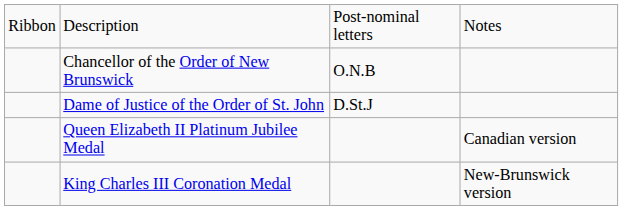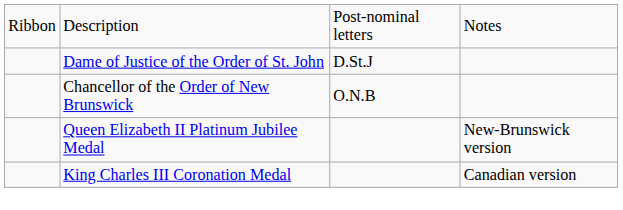rows swapped: (194, 104) <-> (166, 70)
(520, 139) Canadian version -> (517, 139) New-Brunswick version
(517, 183) New-Brunswick version -> (520, 174) Canadian version
